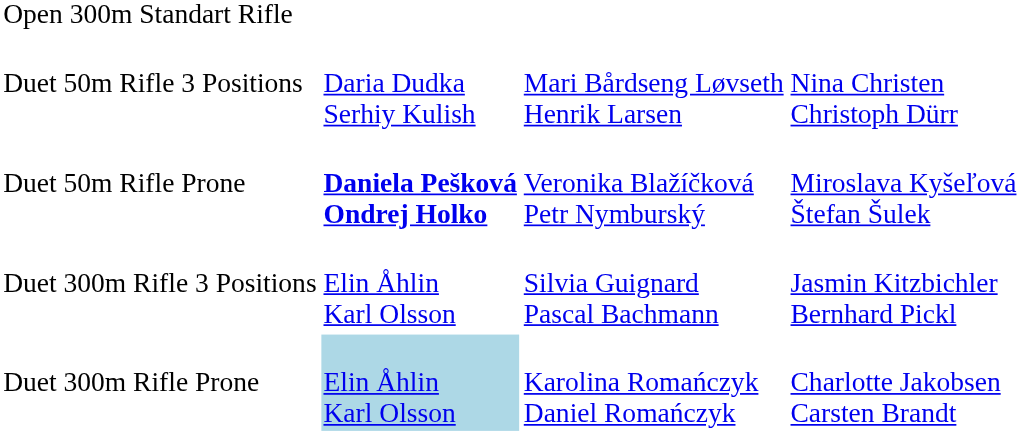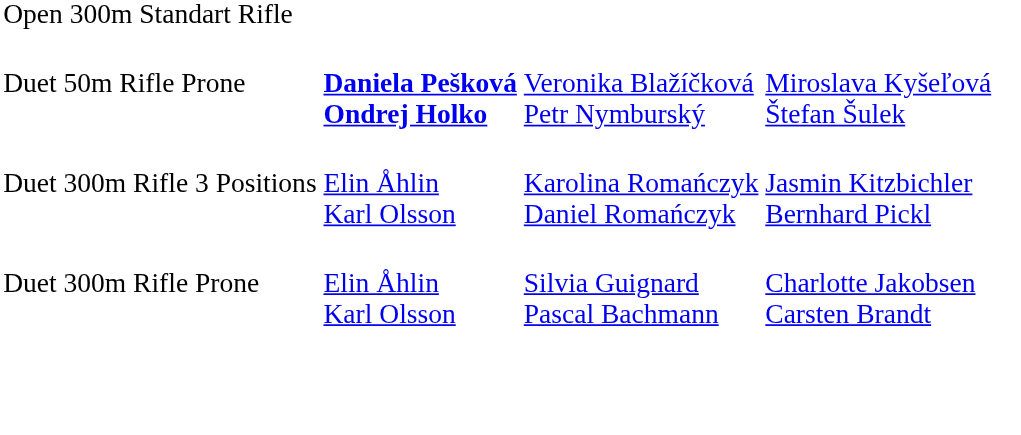- row: (153, 83)
(621, 298) Silvia Guignard Pascal Bachmann -> (641, 198) Karolina Romańczyk Daniel Romańczyk
(390, 397) lightblue background -> (390, 298) no background
(641, 397) Karolina Romańczyk Daniel Romańczyk -> (621, 298) Silvia Guignard Pascal Bachmann
